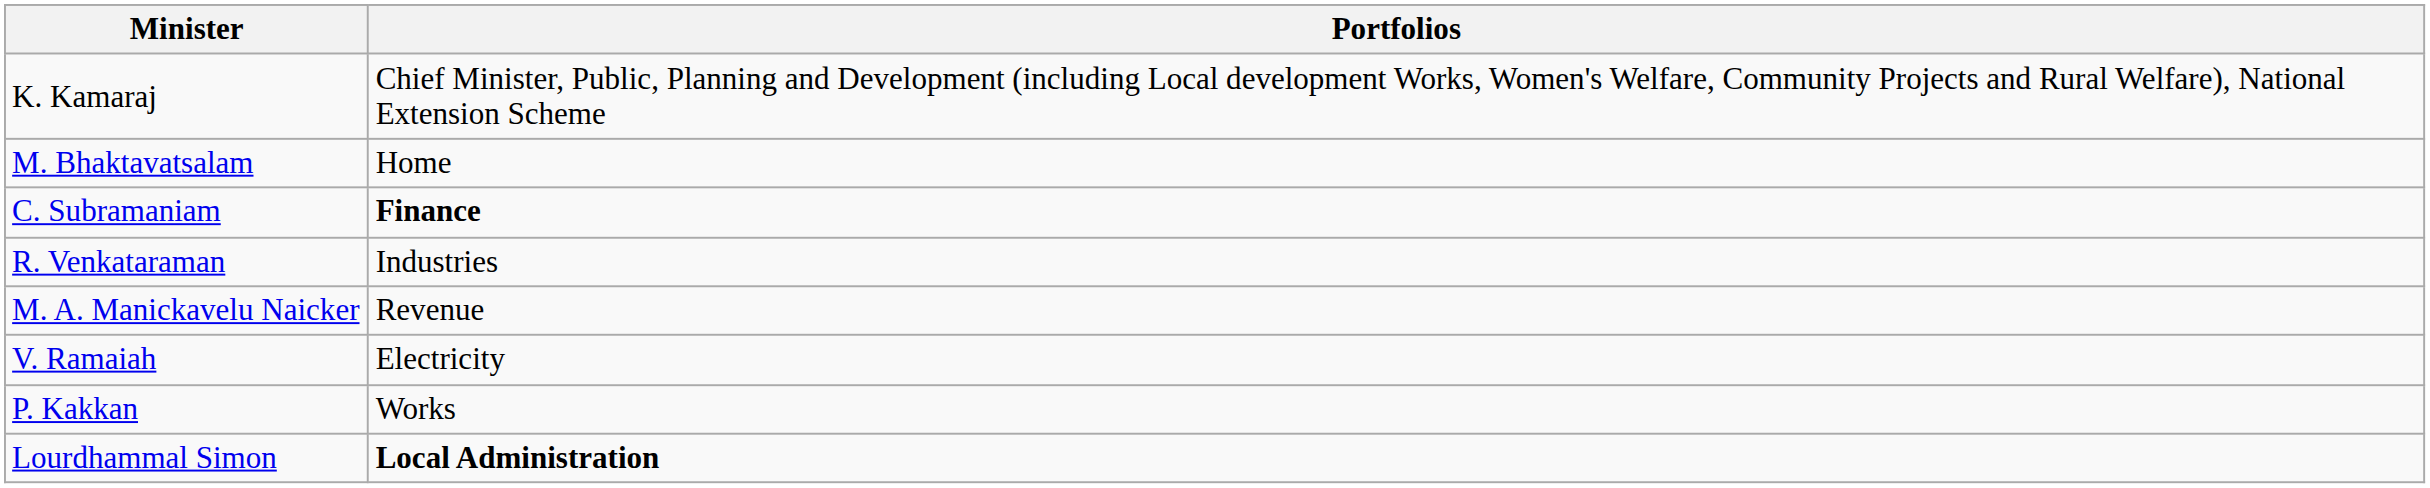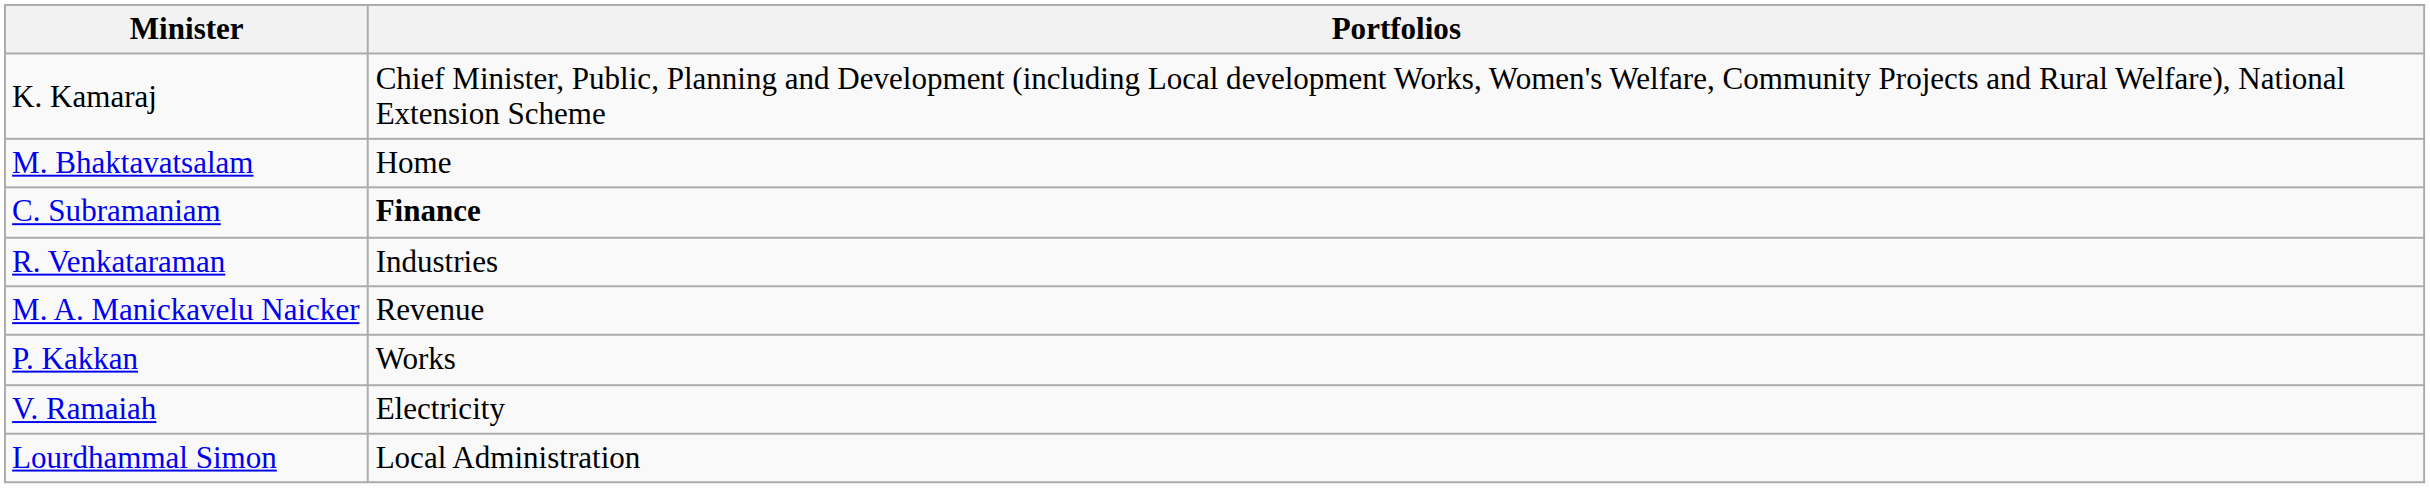rows swapped: (75, 408) <-> (84, 359)
(517, 457) bold -> (508, 457) normal
